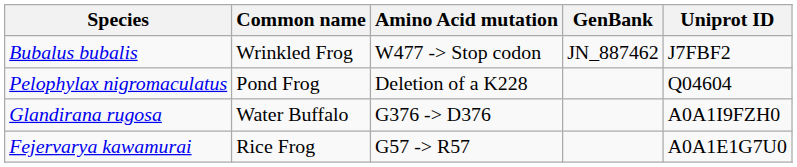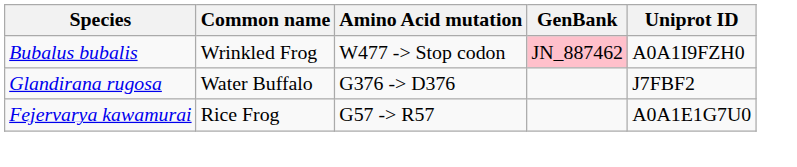(613, 51) no background -> (577, 51) pink background
(699, 51) J7FBF2 -> (688, 51) A0A1I9FZH0
- row: (118, 83)
(724, 114) A0A1I9FZH0 -> (664, 83) J7FBF2
